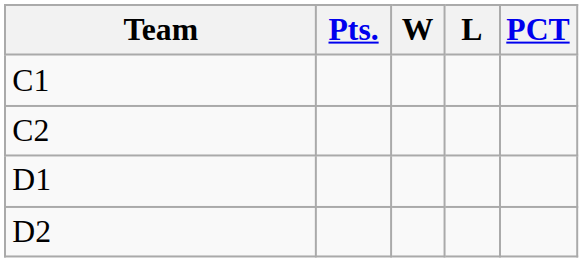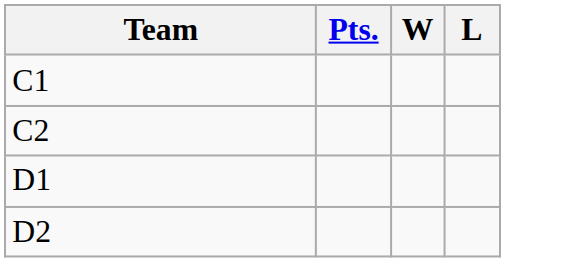- column: (538, 29)
